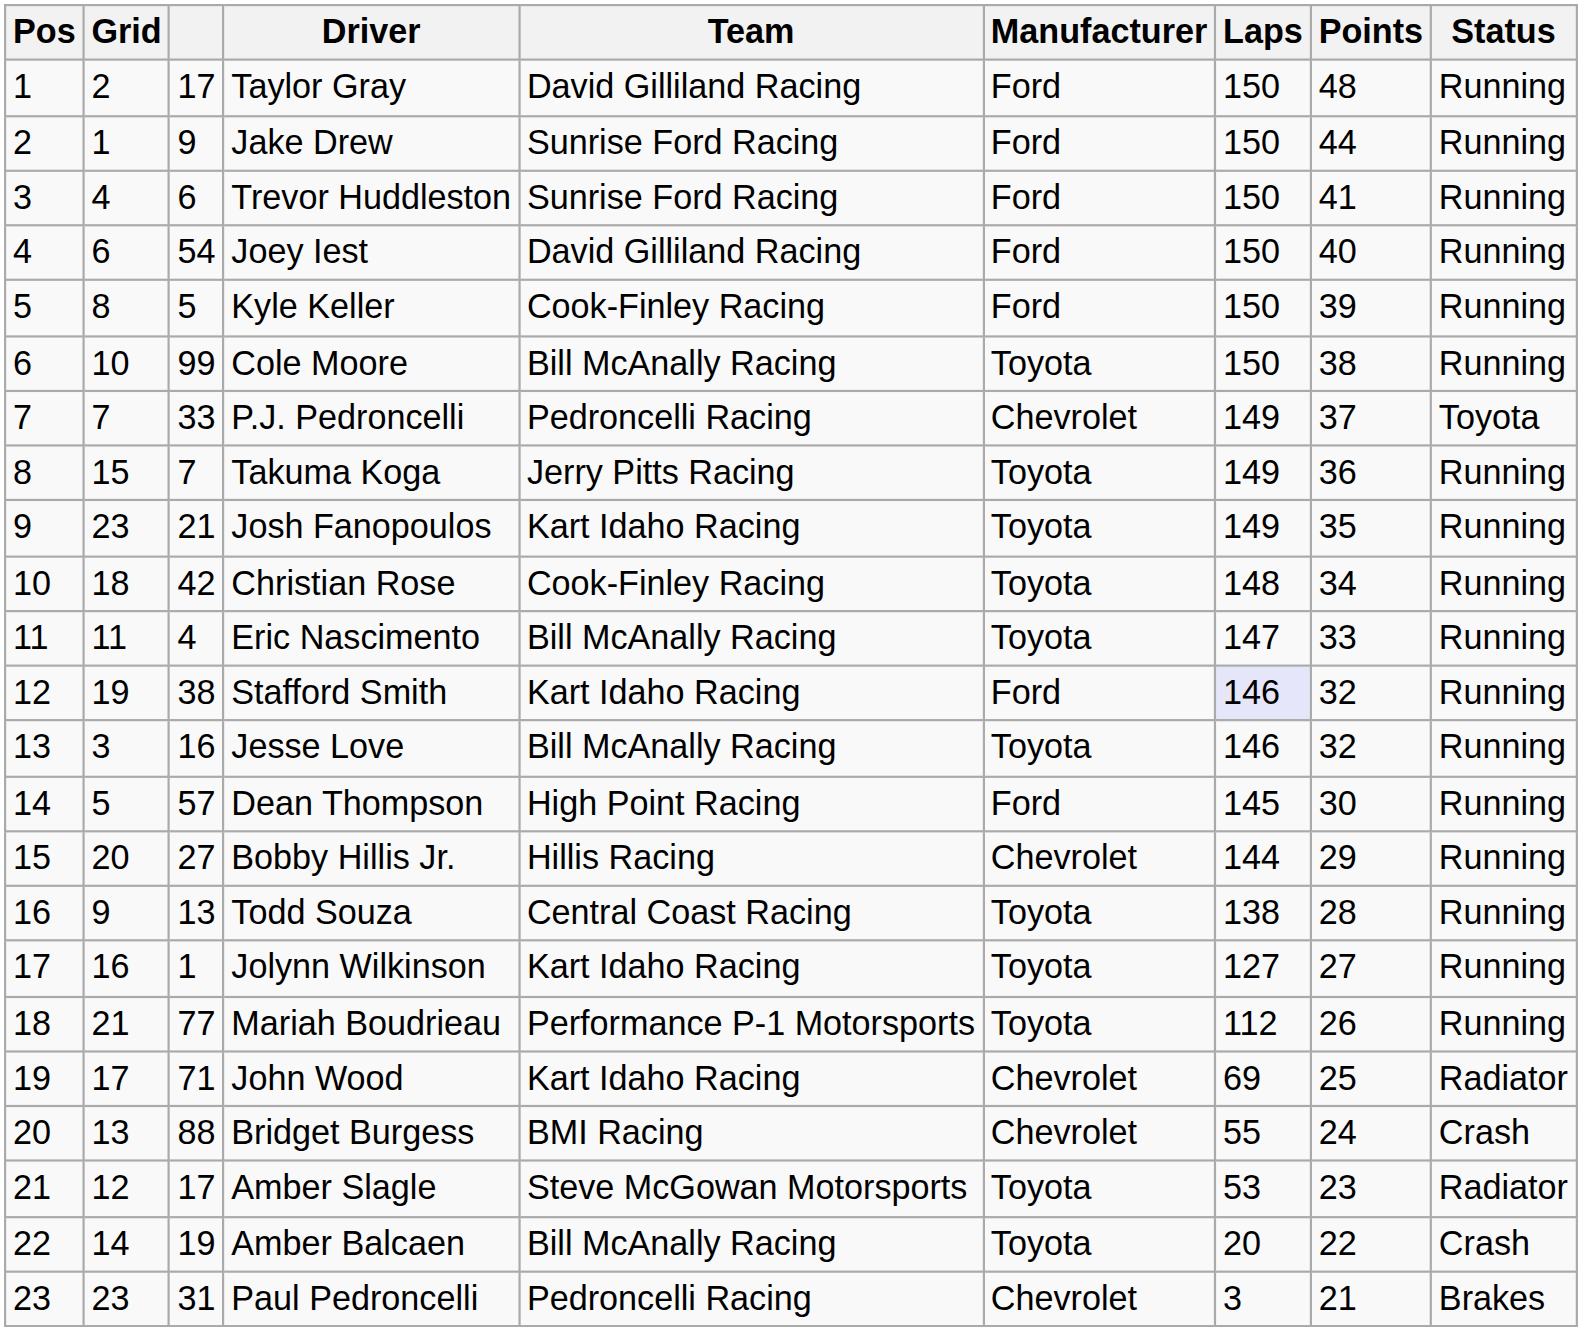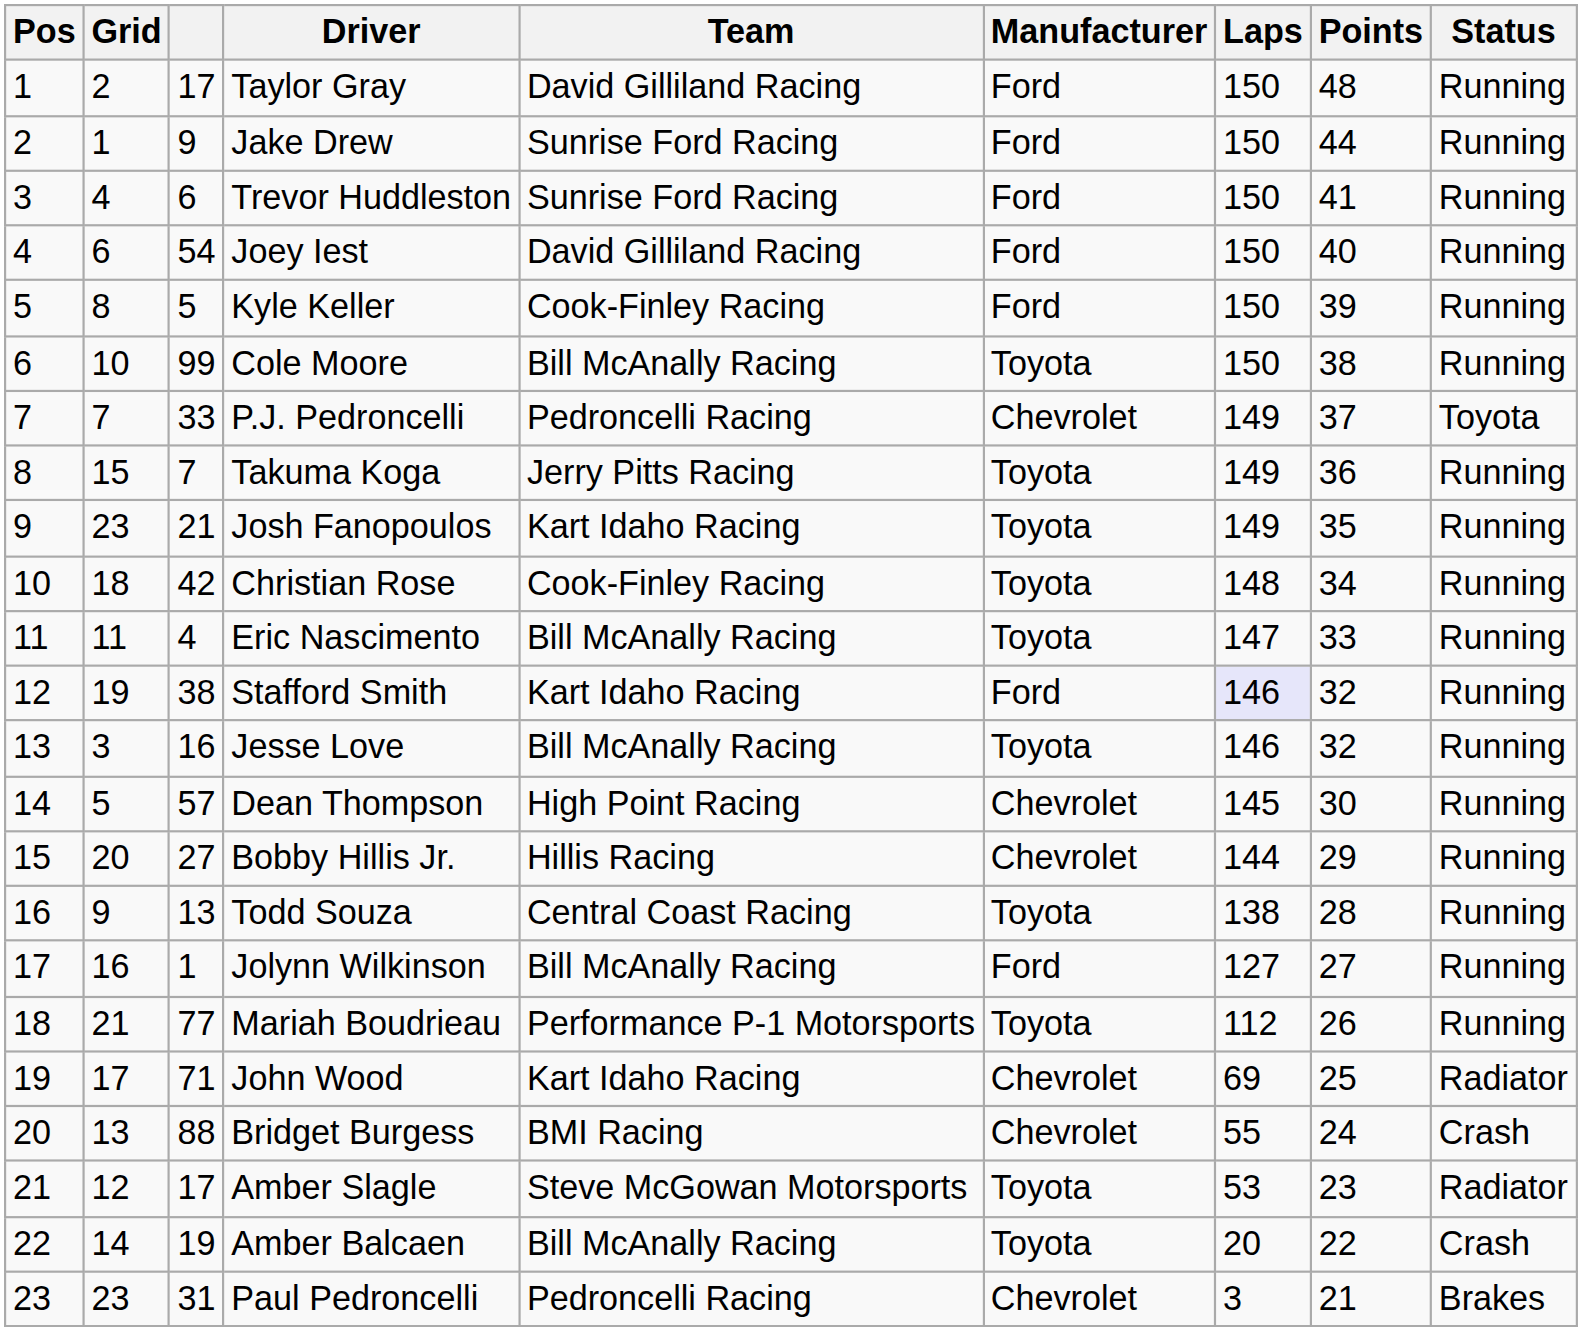(1026, 802) Ford -> (1064, 802) Chevrolet
(664, 967) Kart Idaho Racing -> (682, 967) Bill McAnally Racing
(1041, 967) Toyota -> (1026, 967) Ford
